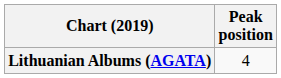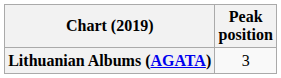(246, 60) 4 -> (246, 60) 3
